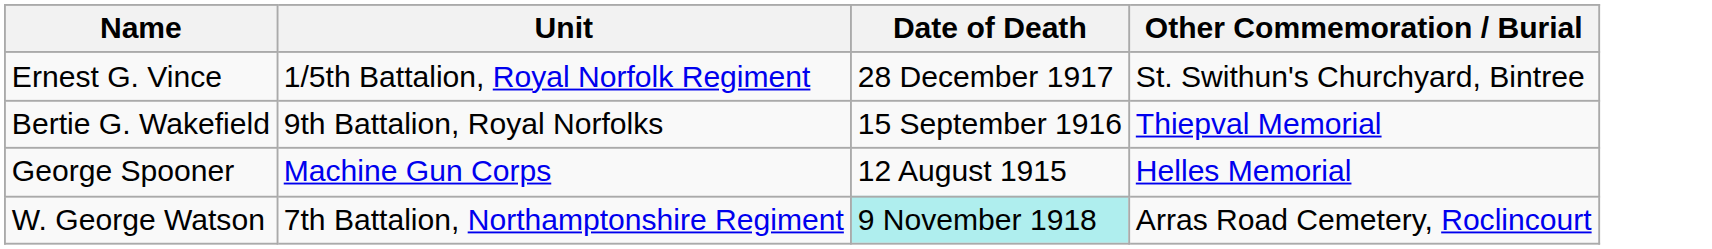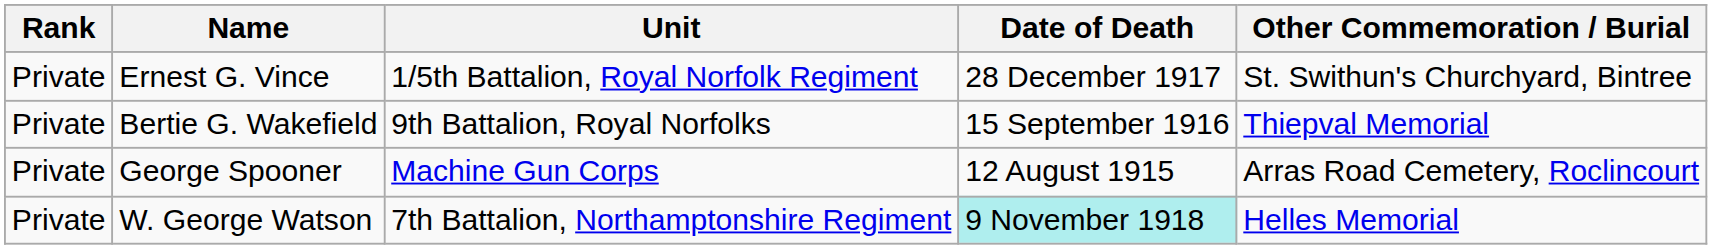+ column: (59, 28)
(1244, 171) Helles Memorial -> (1471, 171) Arras Road Cemetery, Roclincourt
(1364, 219) Arras Road Cemetery, Roclincourt -> (1351, 219) Helles Memorial
